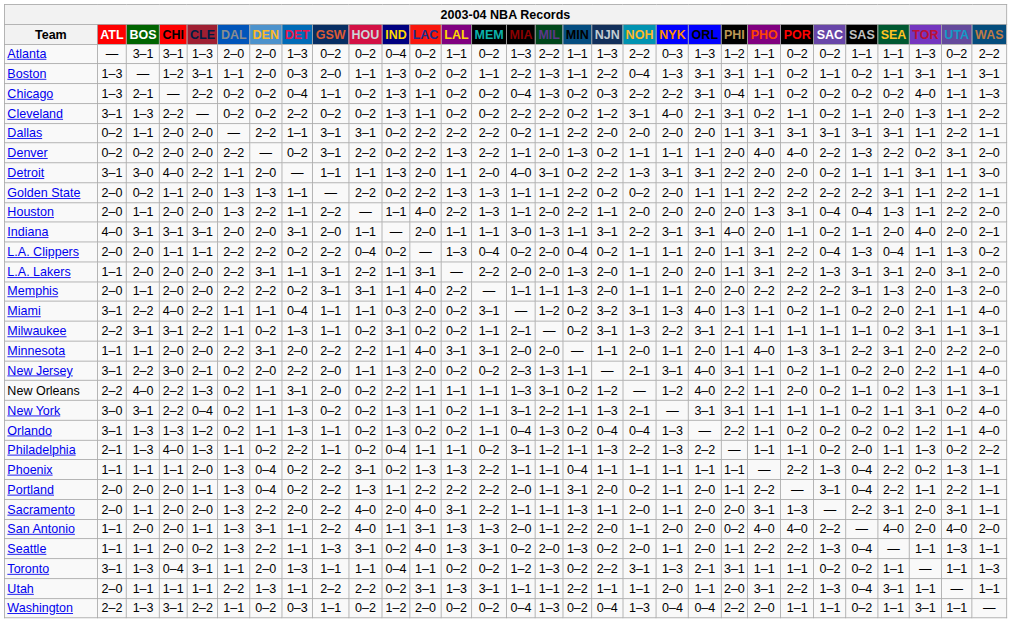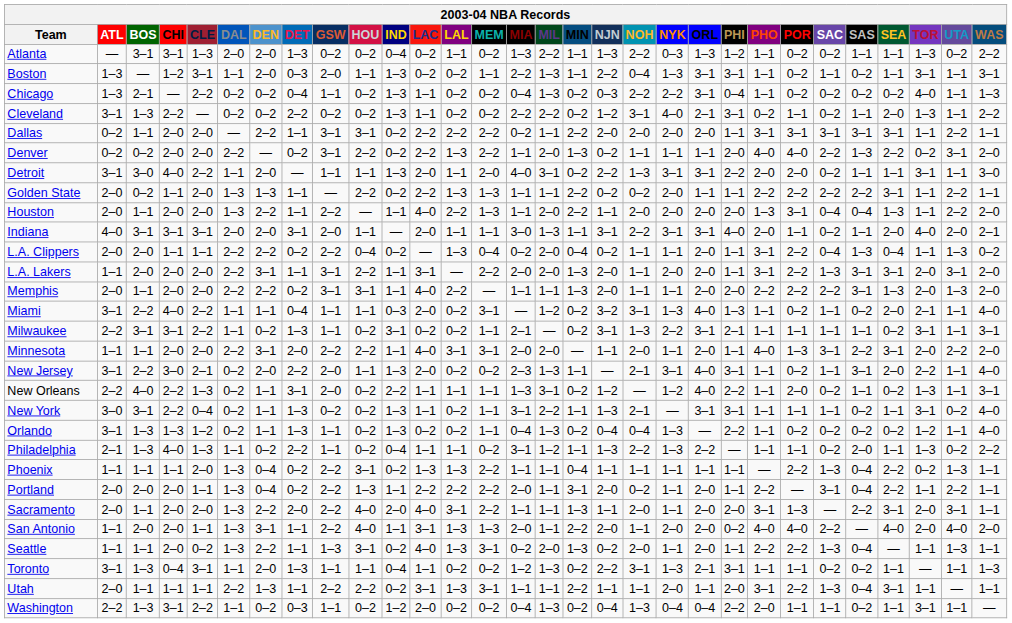(862, 371) 0–2 -> (862, 371) 3–1
